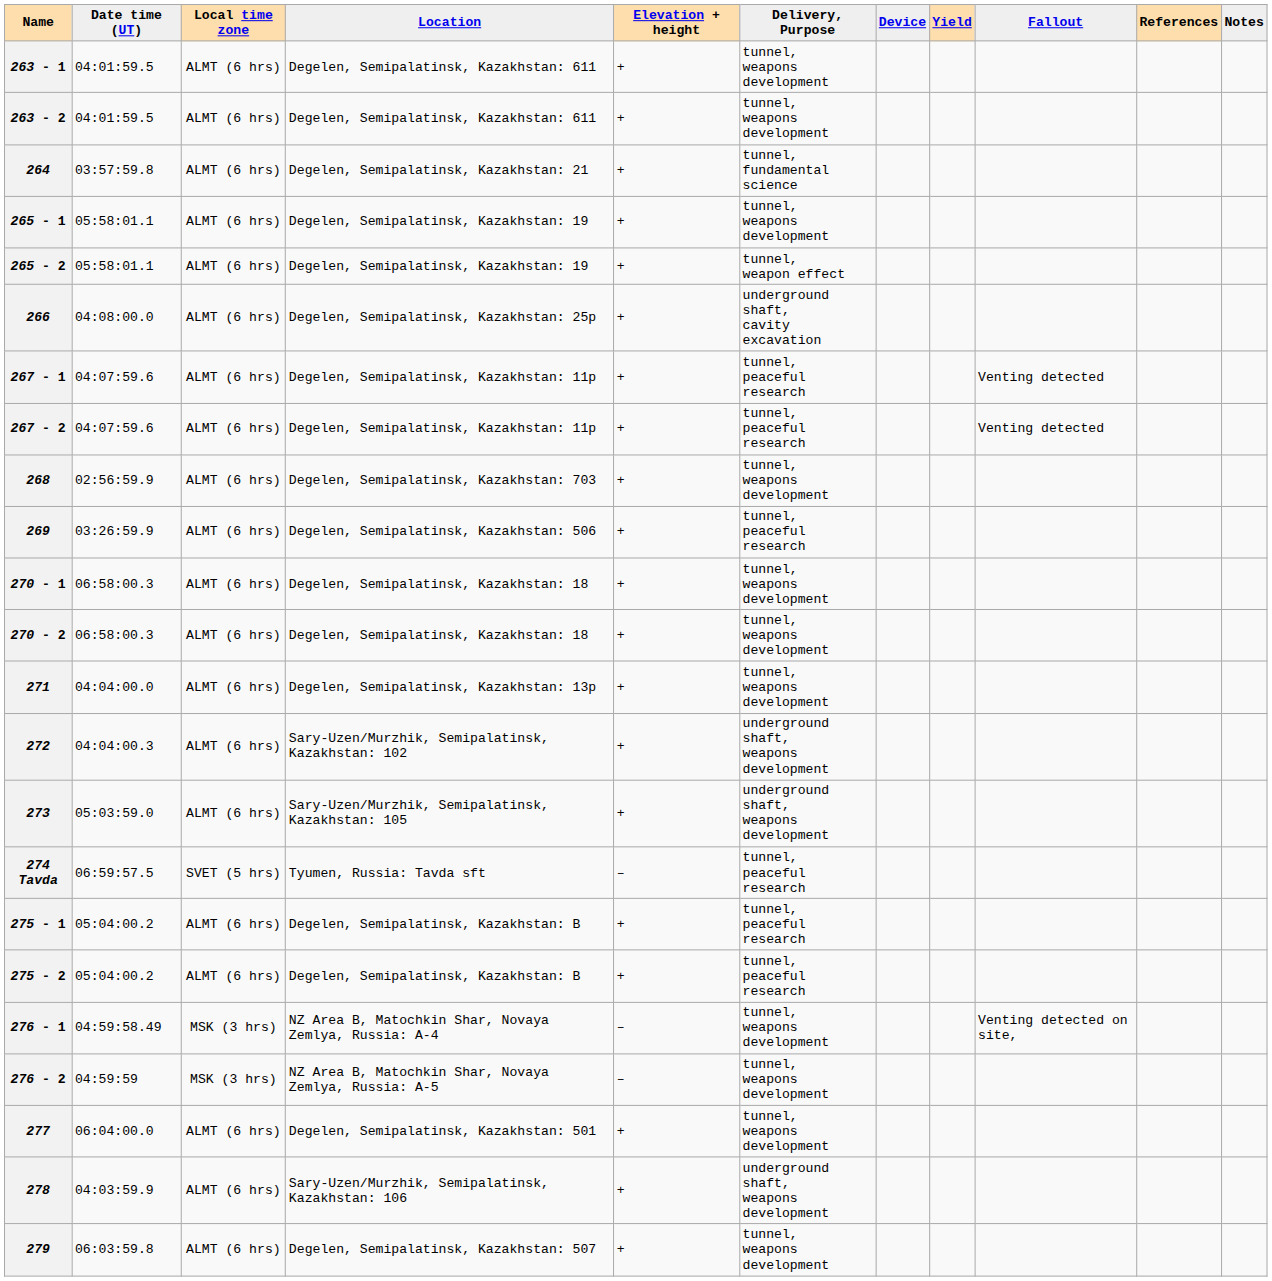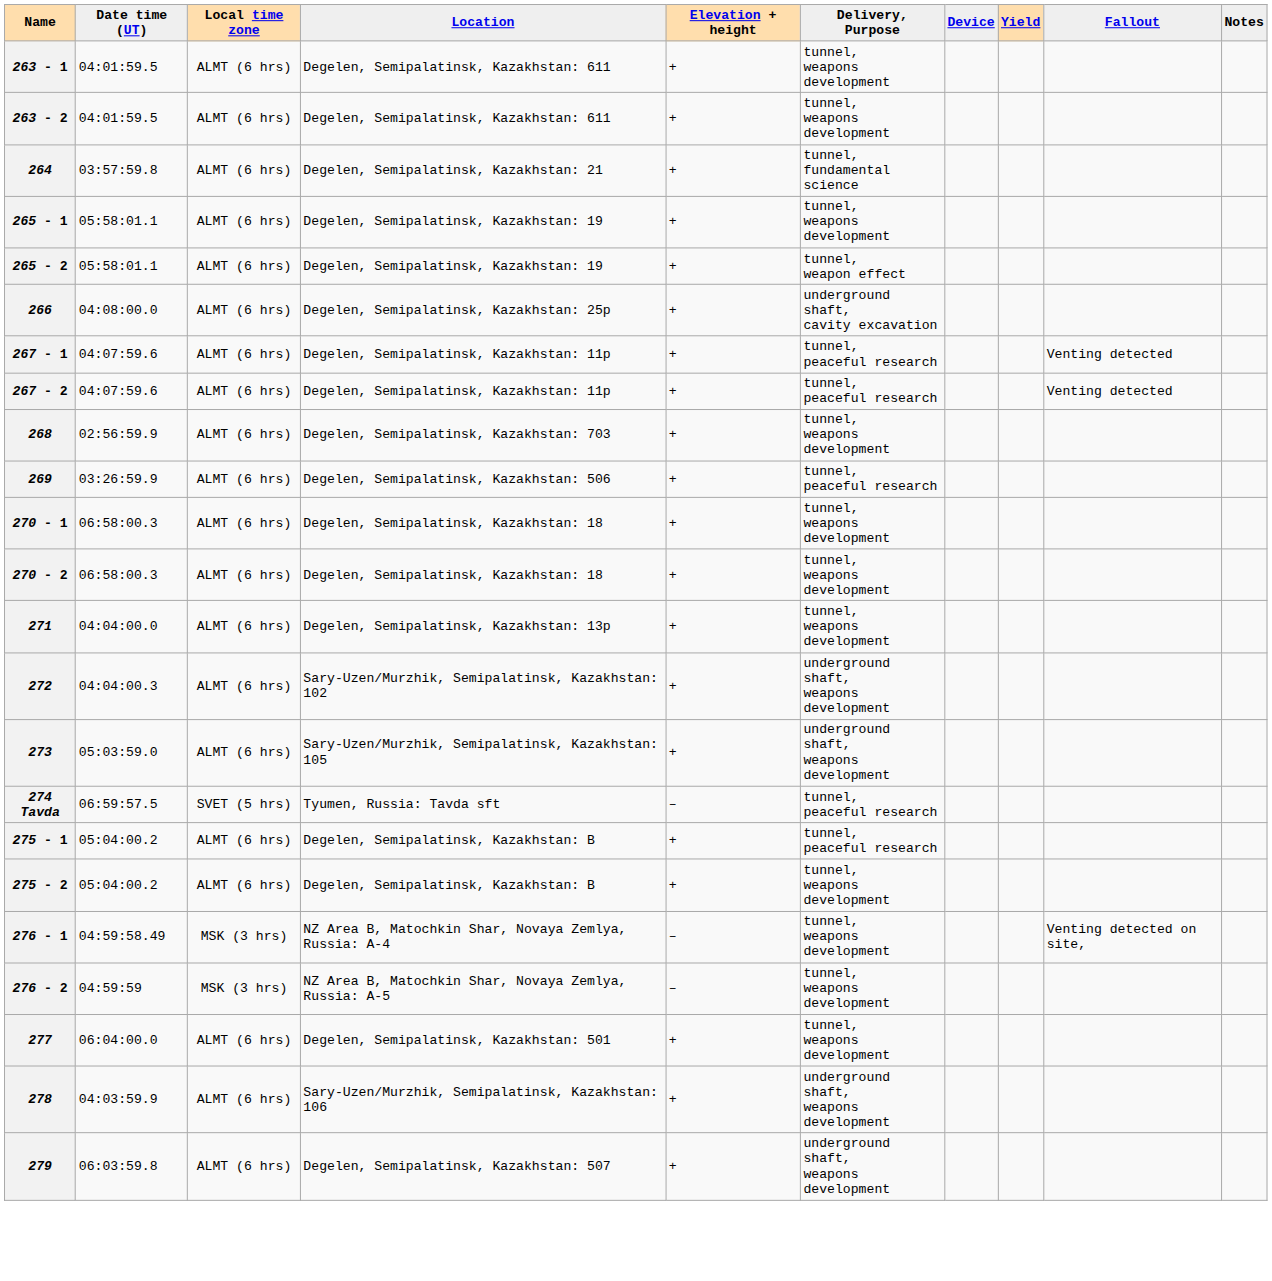- column: (1179, 23)
(774, 976) tunnel, peaceful research -> (847, 885) tunnel, weapons development
(786, 1250) tunnel, weapons development -> (847, 1166) underground shaft, weapons development
